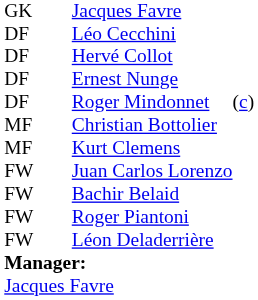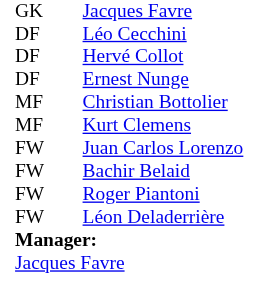- row: (17, 102)
